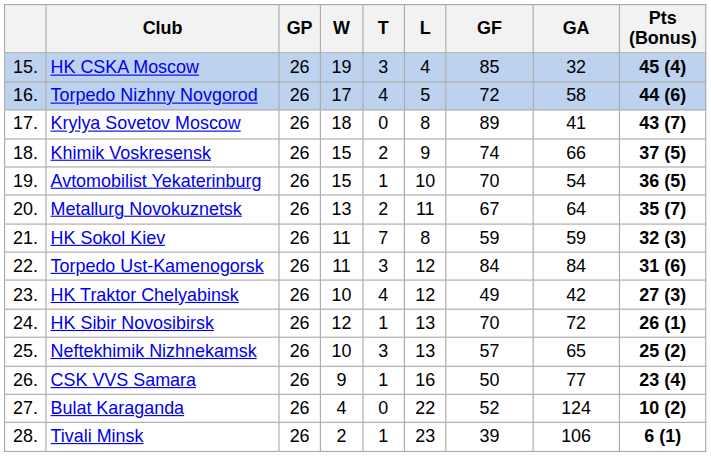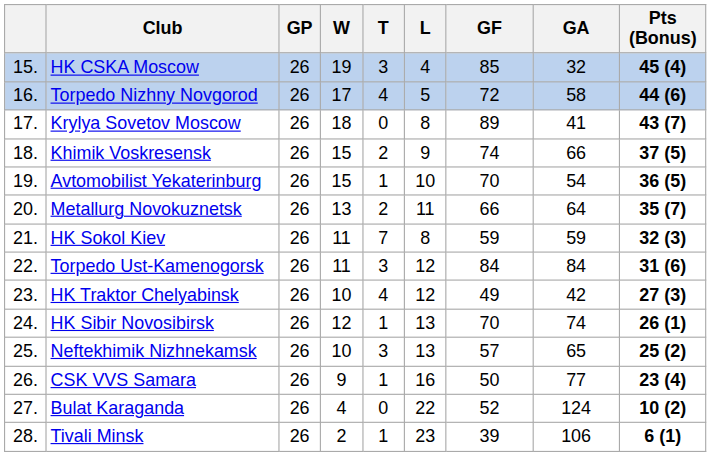(489, 209) 67 -> (489, 209) 66
(576, 323) 72 -> (576, 323) 74
